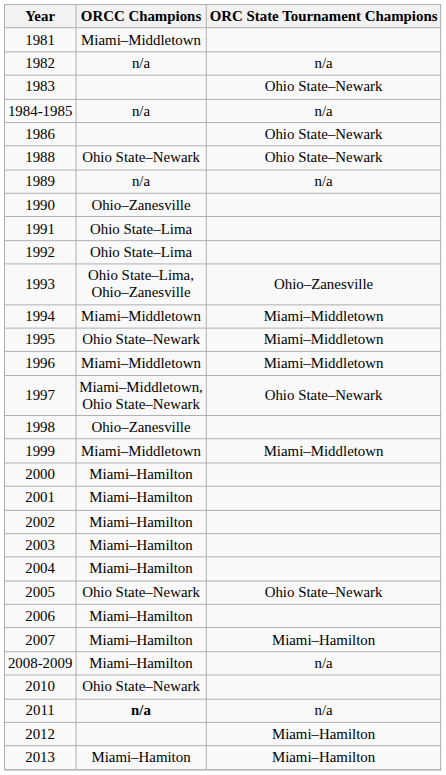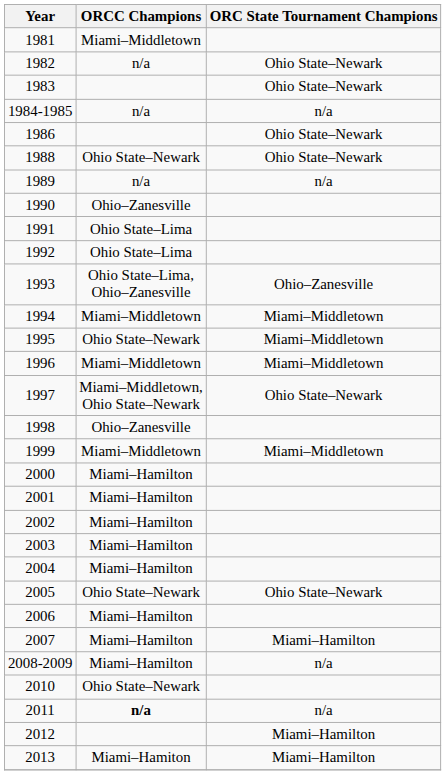(324, 63) n/a -> (324, 63) Ohio State–Newark
